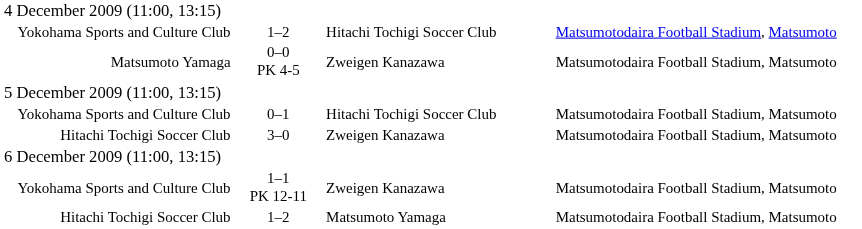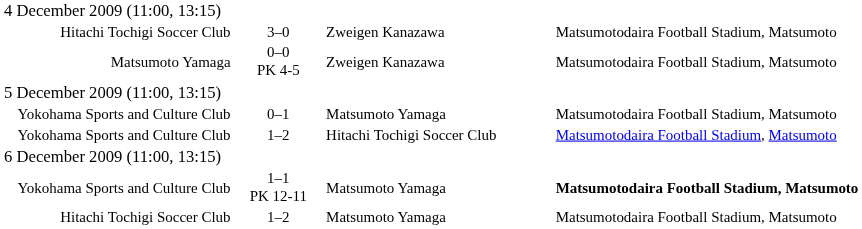rows swapped: (124, 31) <-> (145, 134)
(411, 114) Hitachi Tochigi Soccer Club -> (386, 114) Matsumoto Yamaga
(385, 187) Zweigen Kanazawa -> (386, 187) Matsumoto Yamaga
(696, 187) normal -> (707, 187) bold
